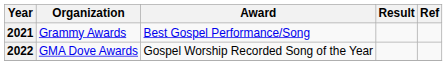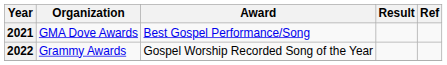(83, 32) Grammy Awards -> (88, 32) GMA Dove Awards
(88, 51) GMA Dove Awards -> (83, 51) Grammy Awards
